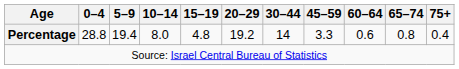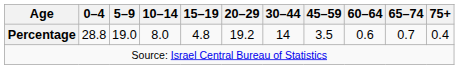(124, 34) 19.4 -> (124, 34) 19.0
(324, 34) 3.3 -> (324, 34) 3.5
(406, 34) 0.8 -> (406, 34) 0.7
